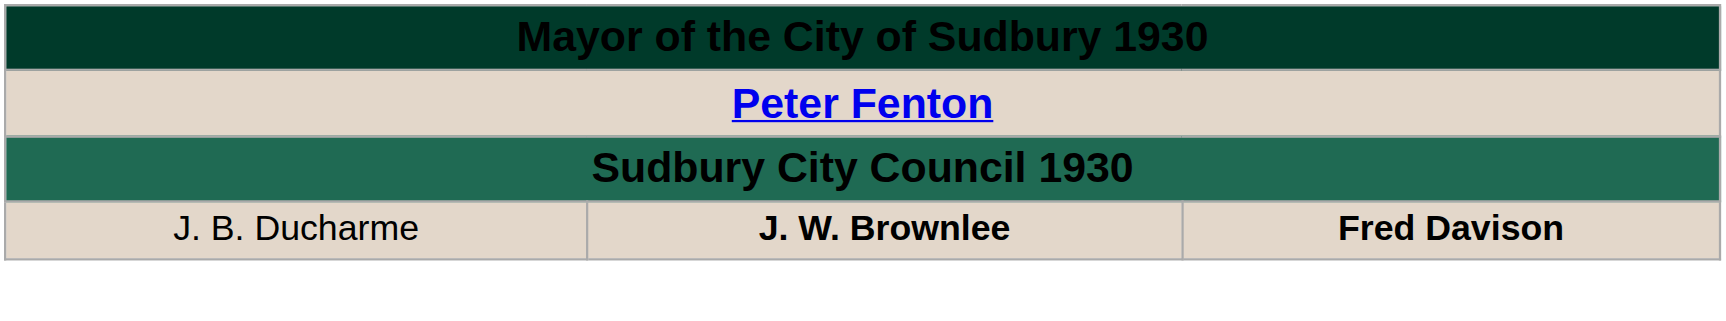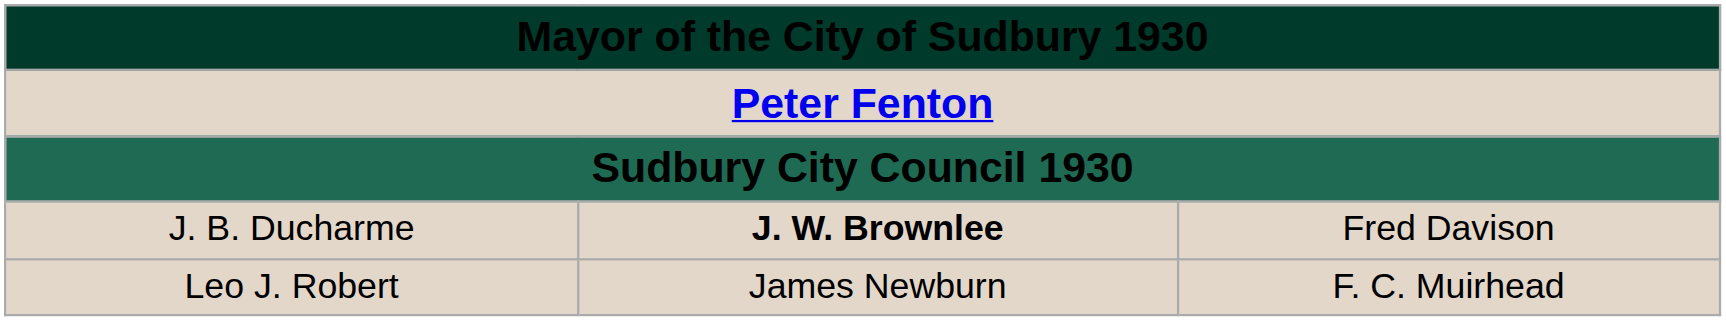(1451, 229) bold -> (1449, 229) normal
+ row: (292, 285)
